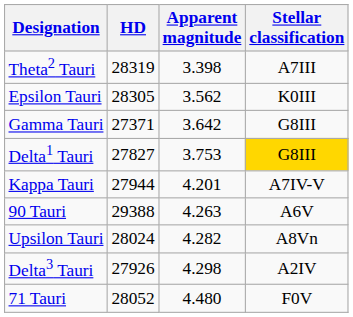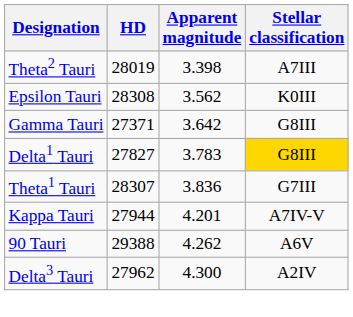(133, 67) 28319 -> (133, 67) 28019
(133, 97) 28305 -> (133, 97) 28308
(202, 154) 3.753 -> (202, 154) 3.783
+ row: (52, 186)
(202, 211) 4.263 -> (202, 243) 4.262
- row: (56, 238)
(133, 268) 27926 -> (133, 273) 27962
(202, 268) 4.298 -> (202, 273) 4.300
- row: (37, 298)
